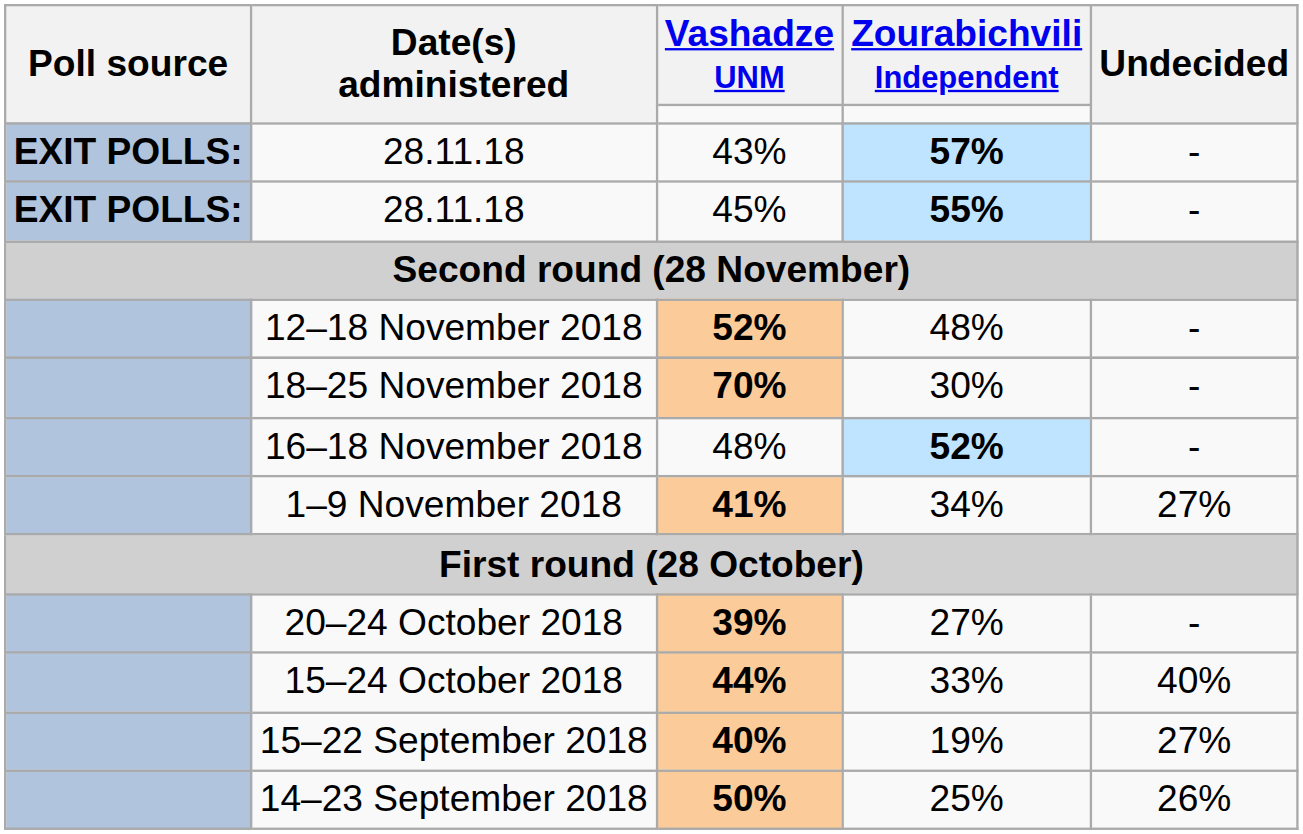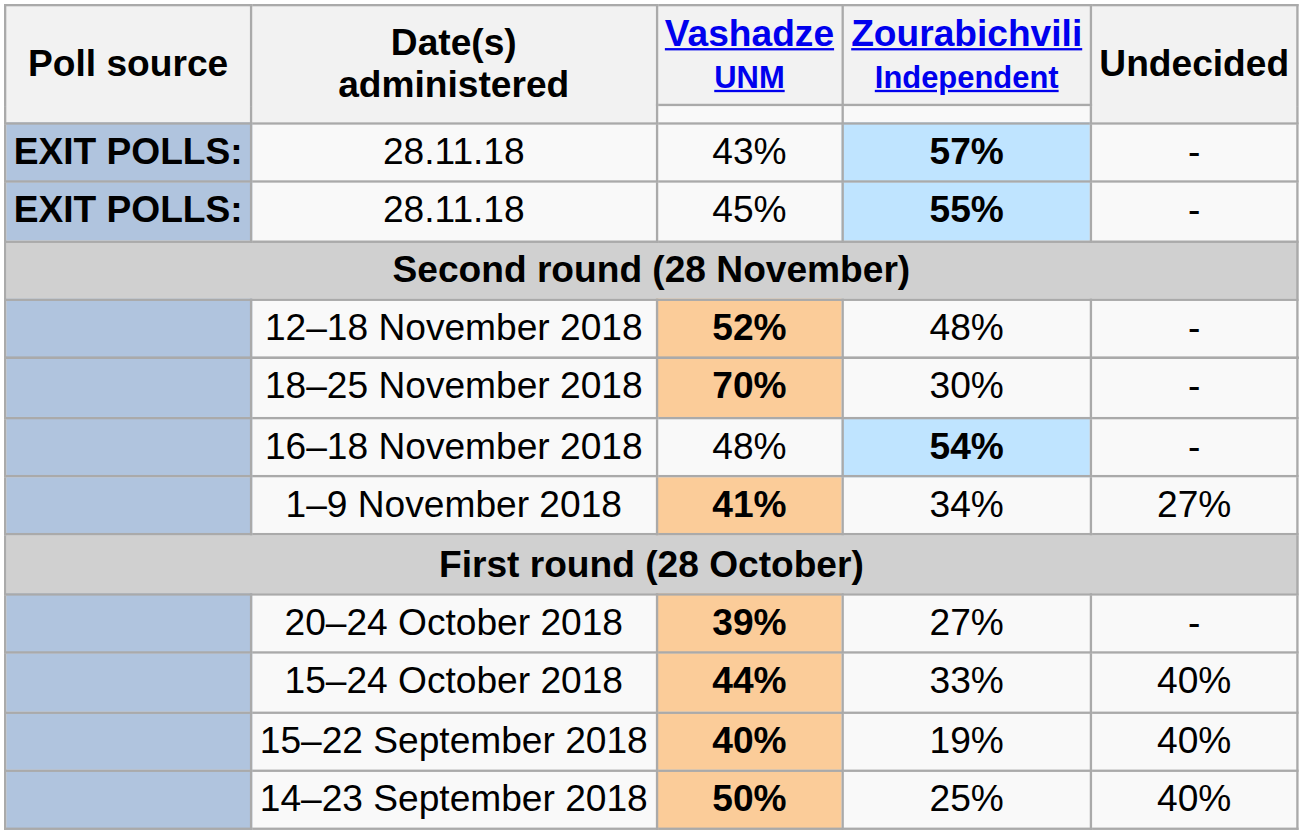(967, 446) 52% -> (967, 446) 54%
(1194, 740) 27% -> (1194, 740) 40%
(1194, 799) 26% -> (1194, 799) 40%
